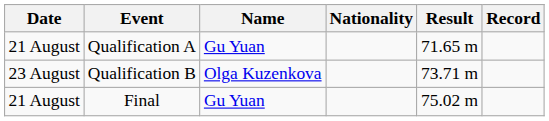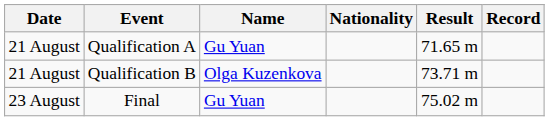(44, 73) 23 August -> (44, 73) 21 August
(44, 101) 21 August -> (44, 101) 23 August
